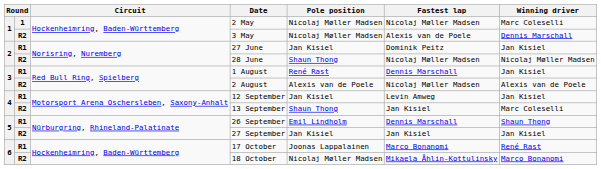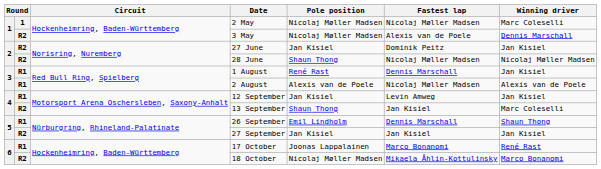(22, 48) R1 -> (22, 48) R2
(22, 85) R2 -> (22, 85) R1
